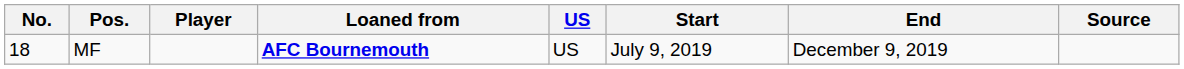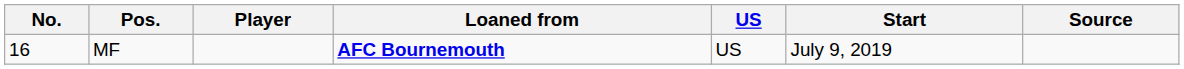- column: (924, 20)
(19, 50) 18 -> (19, 50) 16
